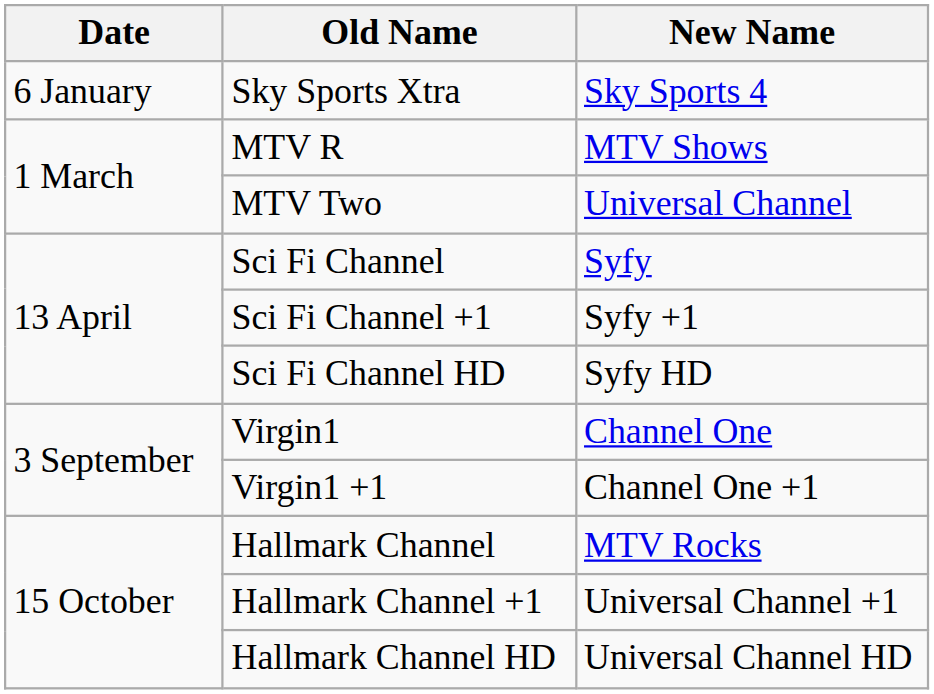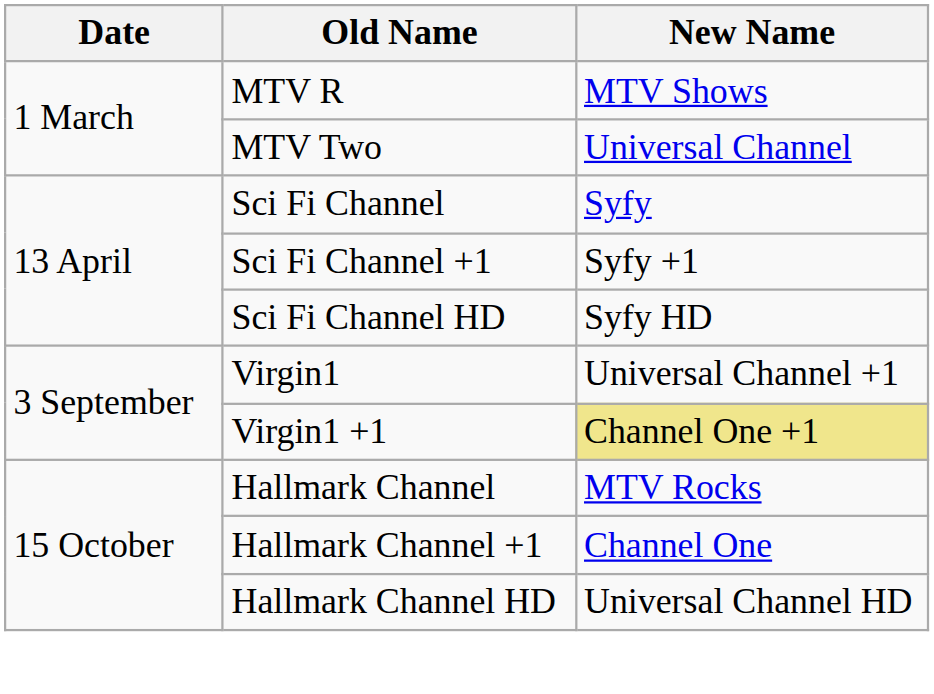- row: (346, 89)
(678, 430) Channel One -> (741, 373) Universal Channel +1
(702, 487) no background -> (702, 430) khaki background
(741, 601) Universal Channel +1 -> (678, 544) Channel One
